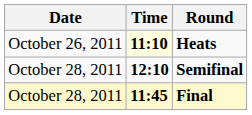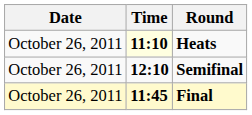(65, 69) October 28, 2011 -> (65, 69) October 26, 2011
(65, 95) October 28, 2011 -> (65, 95) October 26, 2011
